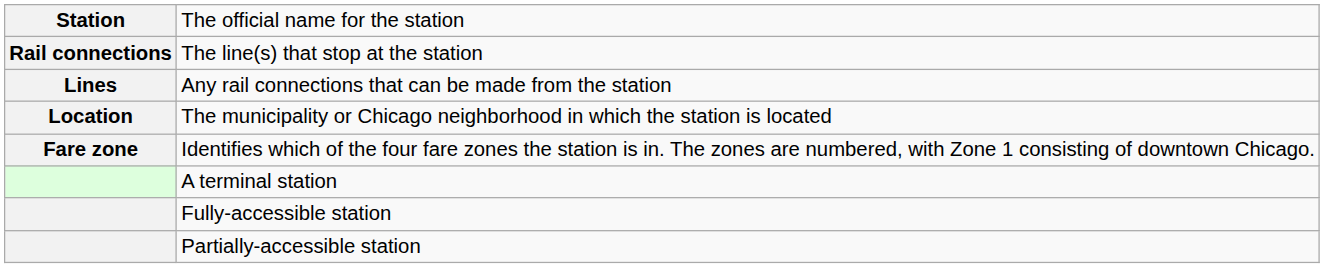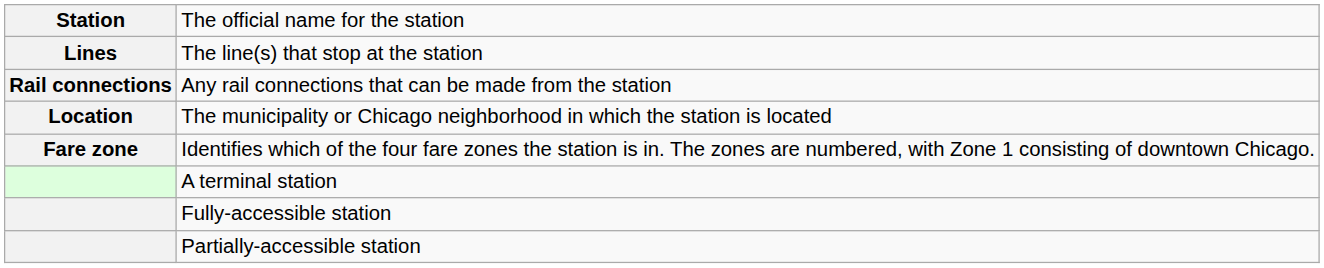(91, 52) Rail connections -> (91, 52) Lines
(91, 85) Lines -> (91, 85) Rail connections
